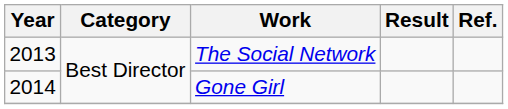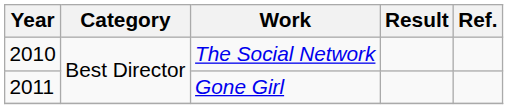(33, 53) 2013 -> (33, 53) 2010
(33, 86) 2014 -> (32, 86) 2011
